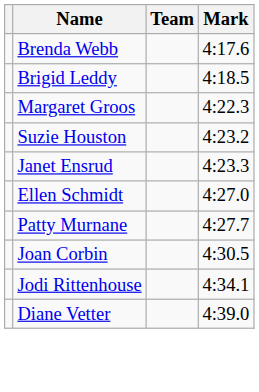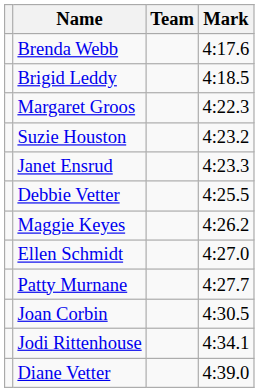+ row: (69, 195)
+ row: (71, 225)
